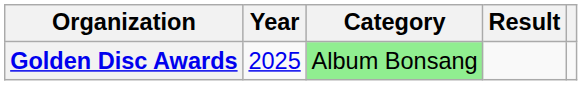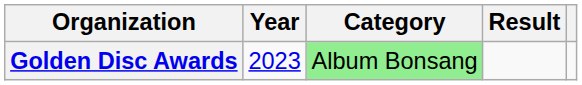(275, 60) 2025 -> (275, 60) 2023
